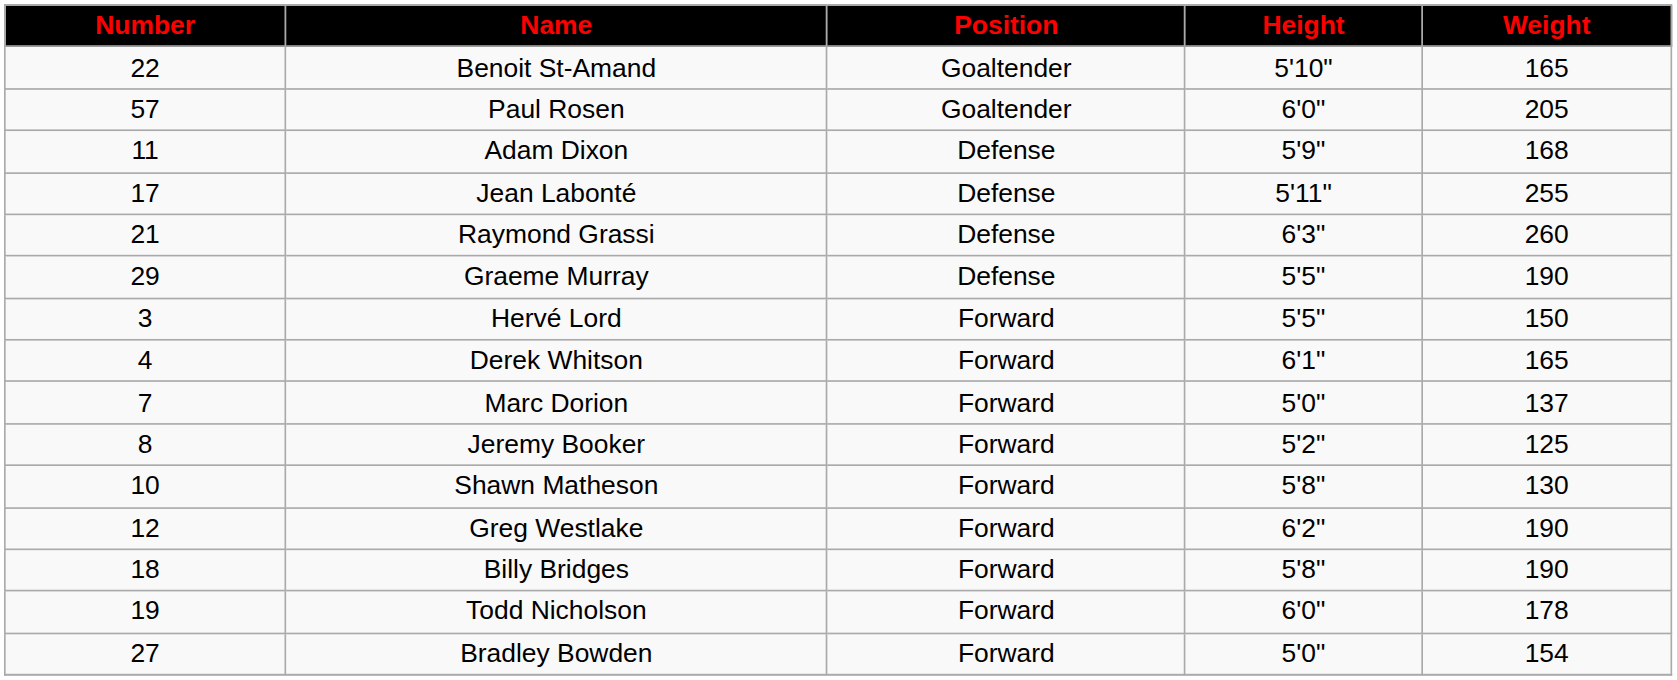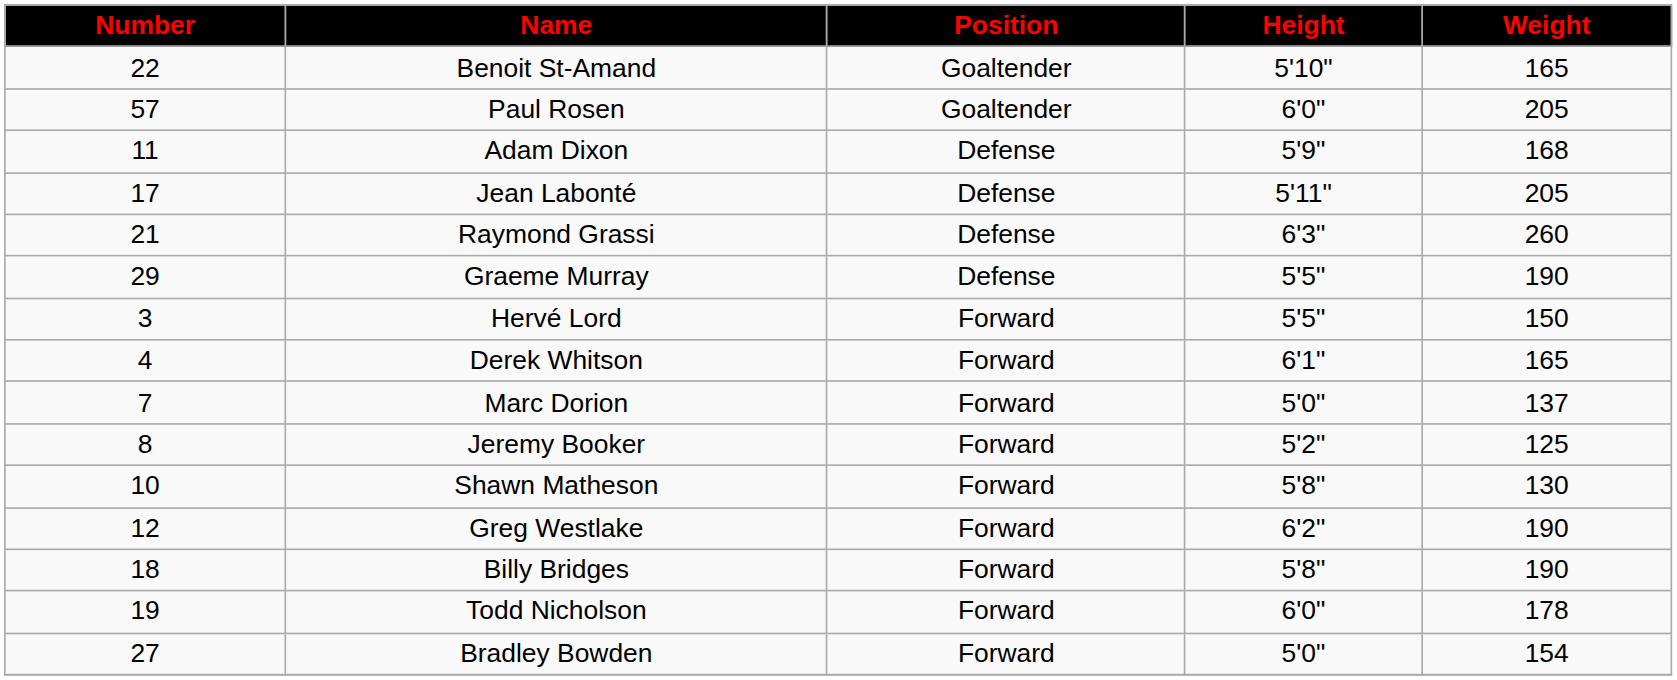(1547, 192) 255 -> (1547, 192) 205
